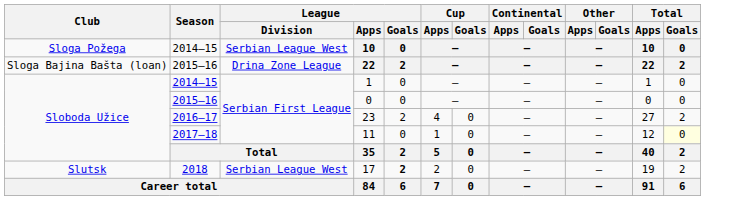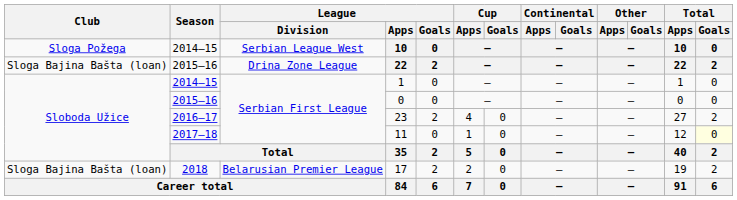(87, 169) Slutsk -> (87, 169) Sloga Bajina Bašta (loan)
(287, 169) Serbian League West -> (303, 169) Belarusian Premier League
(403, 169) bold -> (435, 169) normal
